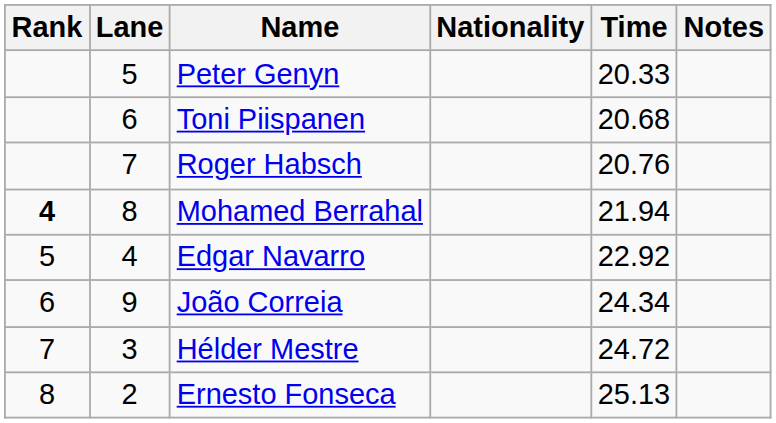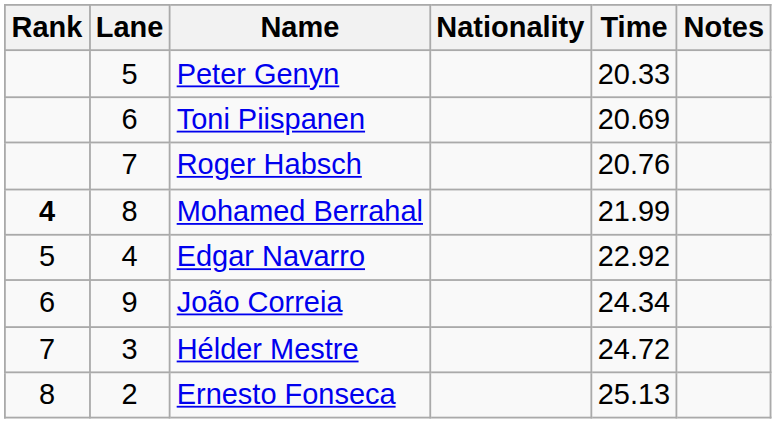(634, 119) 20.68 -> (634, 119) 20.69
(634, 211) 21.94 -> (634, 211) 21.99
